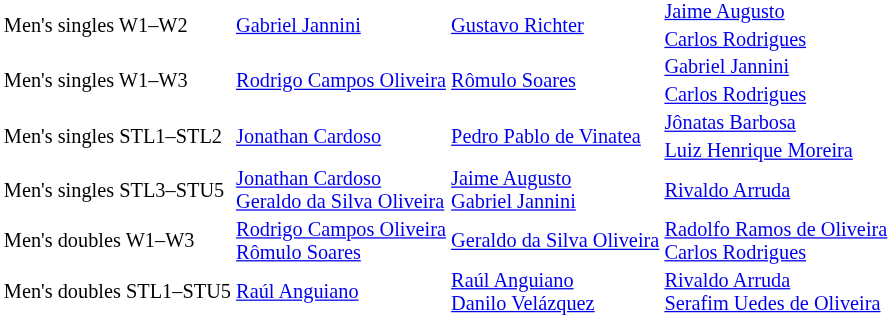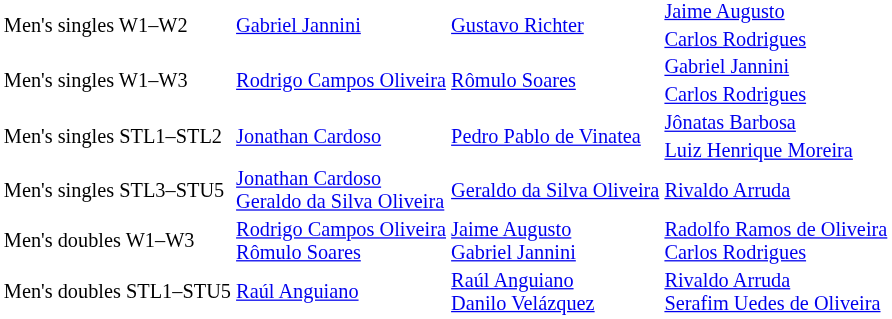(513, 190) Jaime Augusto Gabriel Jannini -> (555, 190) Geraldo da Silva Oliveira
(555, 240) Geraldo da Silva Oliveira -> (513, 240) Jaime Augusto Gabriel Jannini
